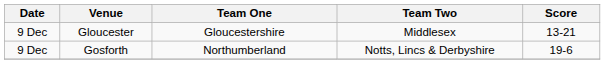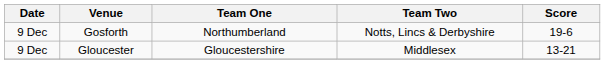rows swapped: (106, 50) <-> (106, 31)
